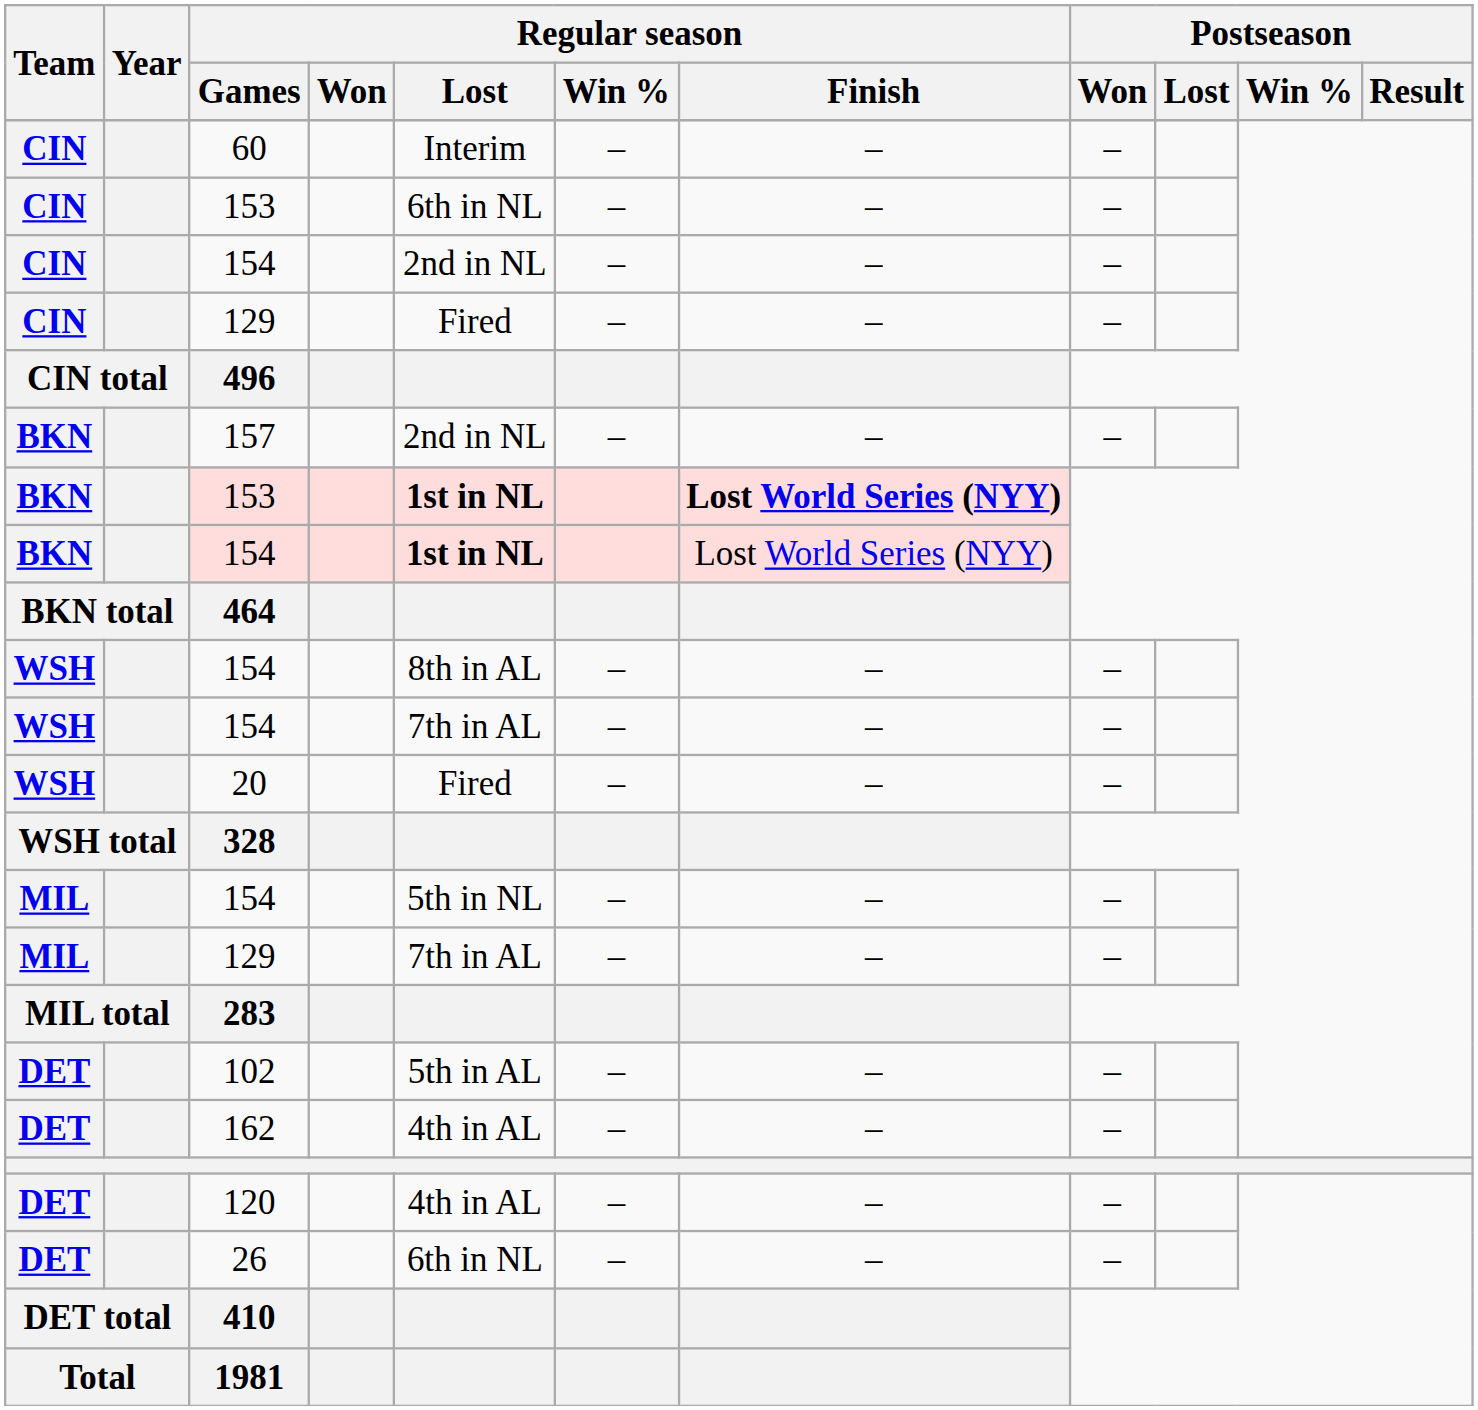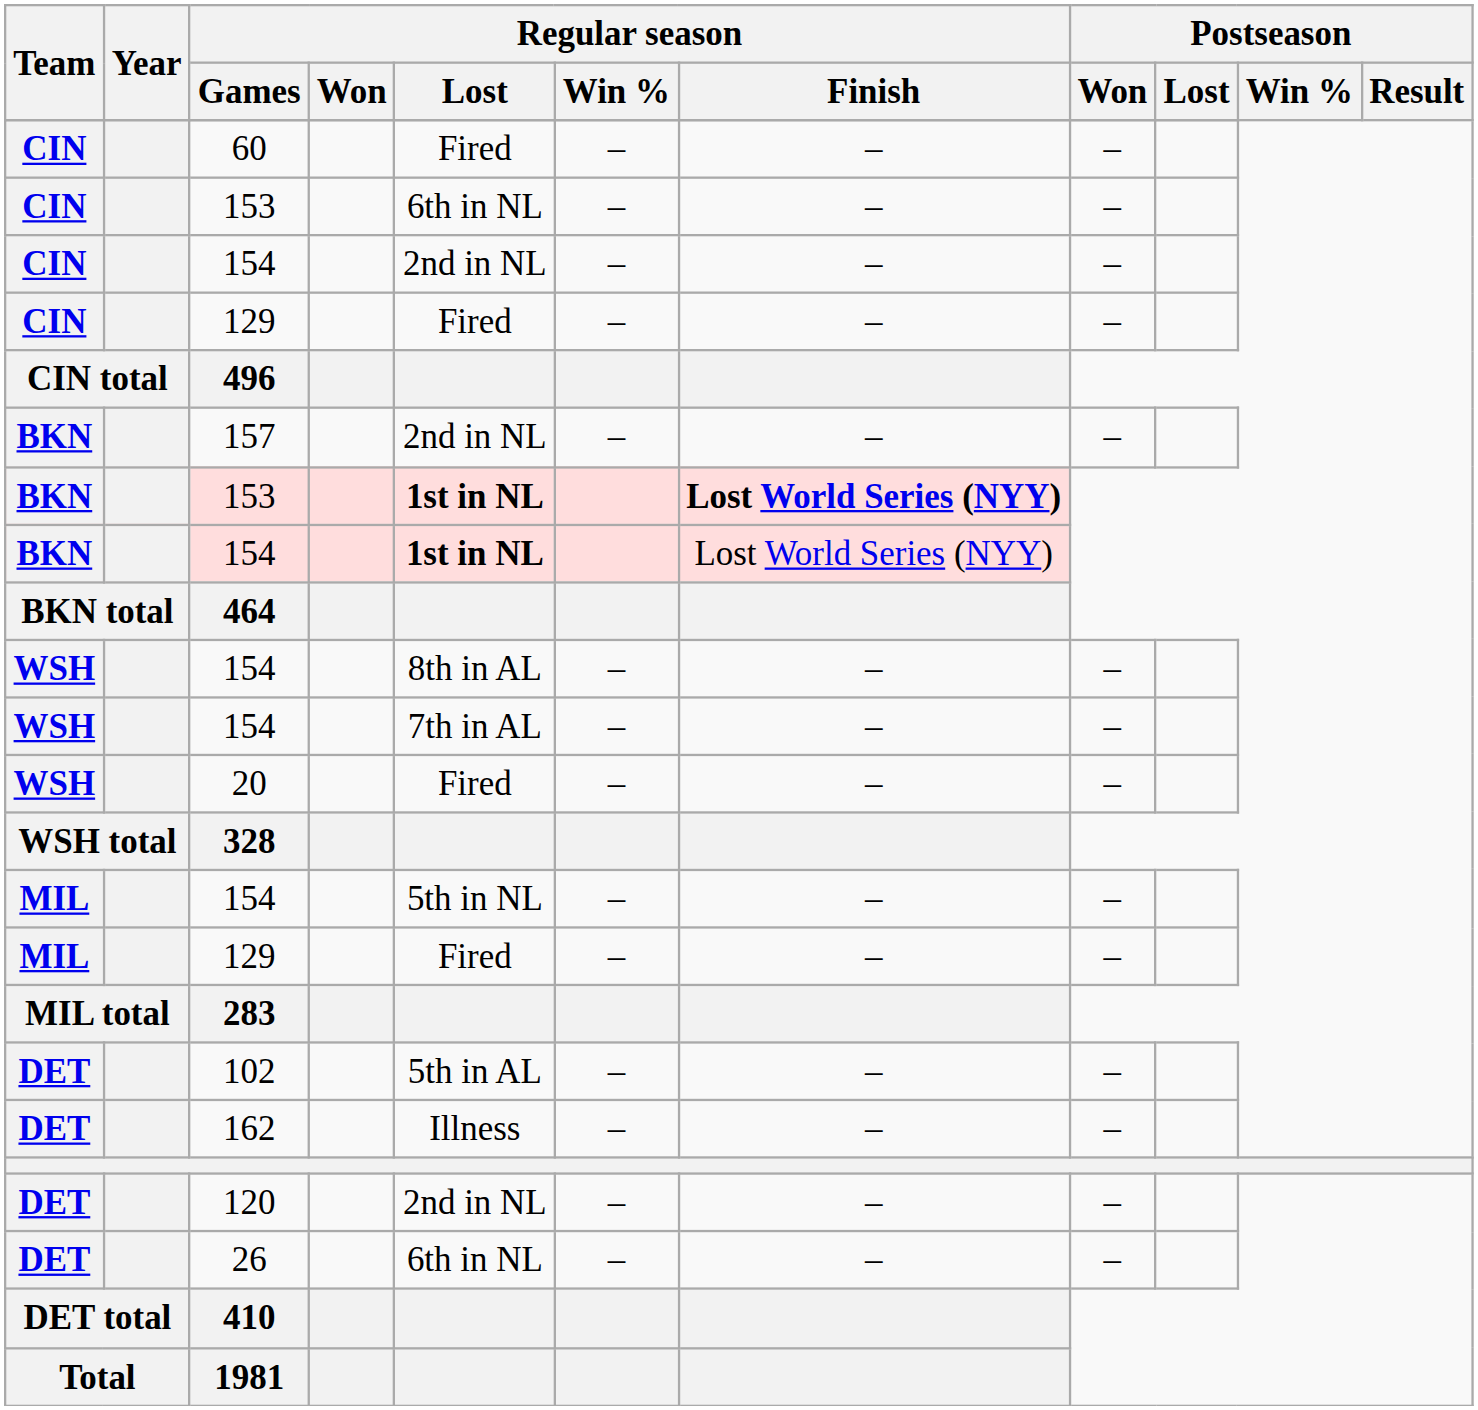(475, 148) Interim -> (475, 148) Fired
(475, 955) 7th in AL -> (475, 955) Fired
(475, 1128) 4th in AL -> (475, 1128) Illness
(475, 1202) 4th in AL -> (475, 1202) 2nd in NL
